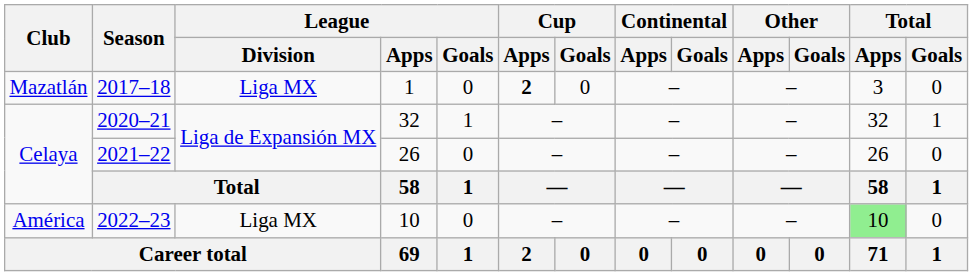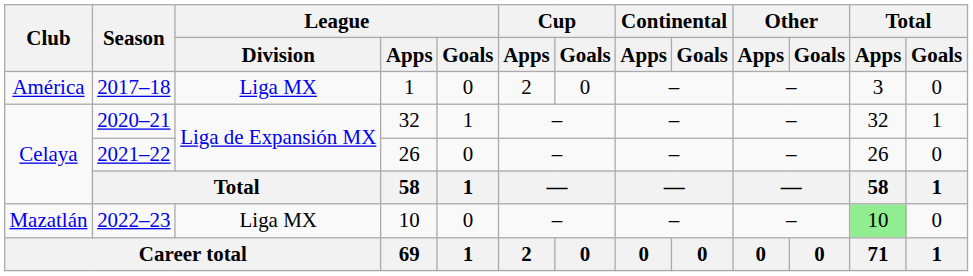(48, 87) Mazatlán -> (48, 87) América
(526, 87) bold -> (526, 87) normal
(48, 220) América -> (48, 220) Mazatlán
